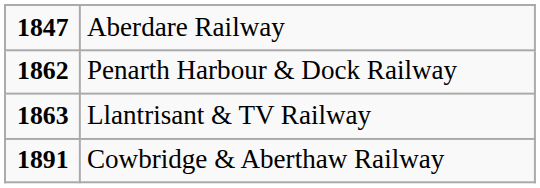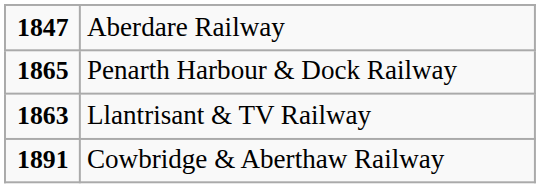(43, 70) 1862 -> (43, 70) 1865
